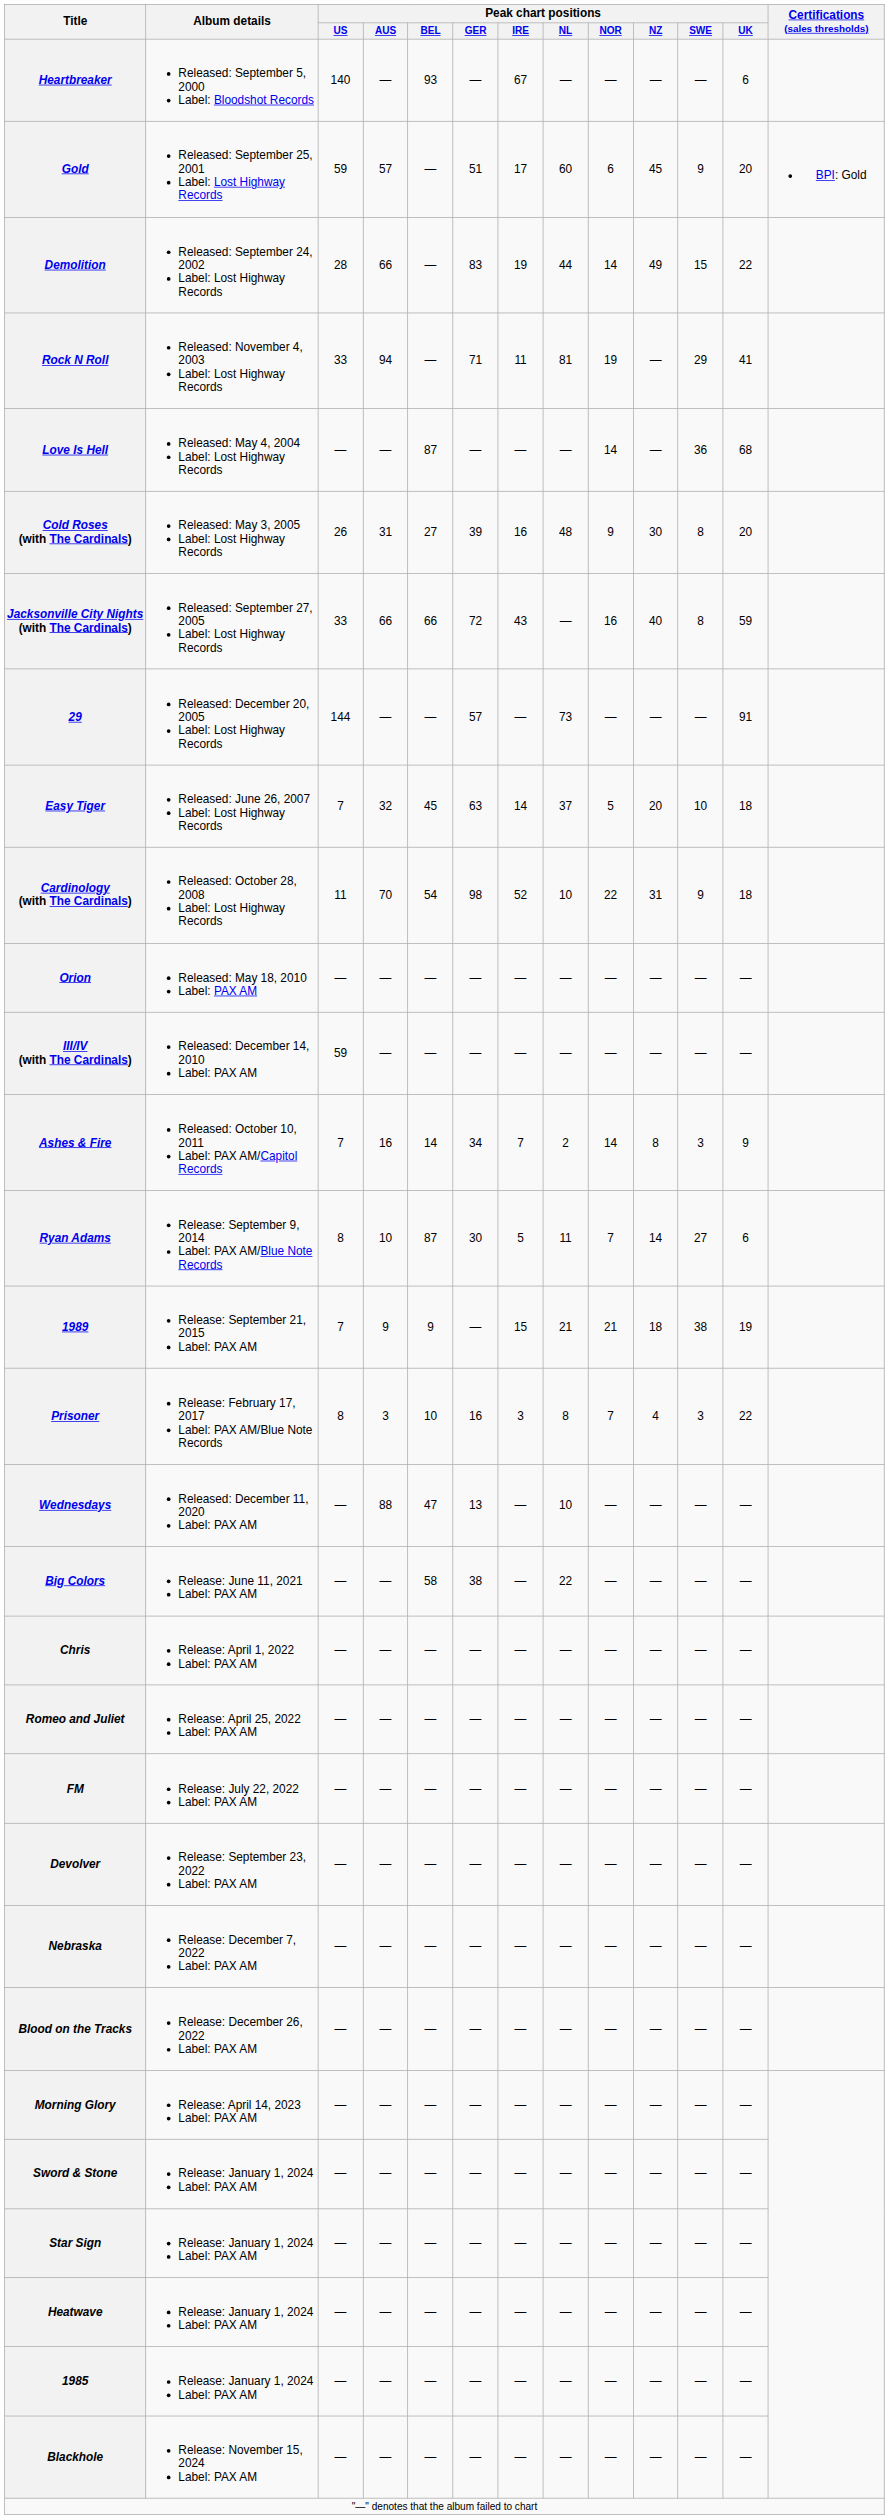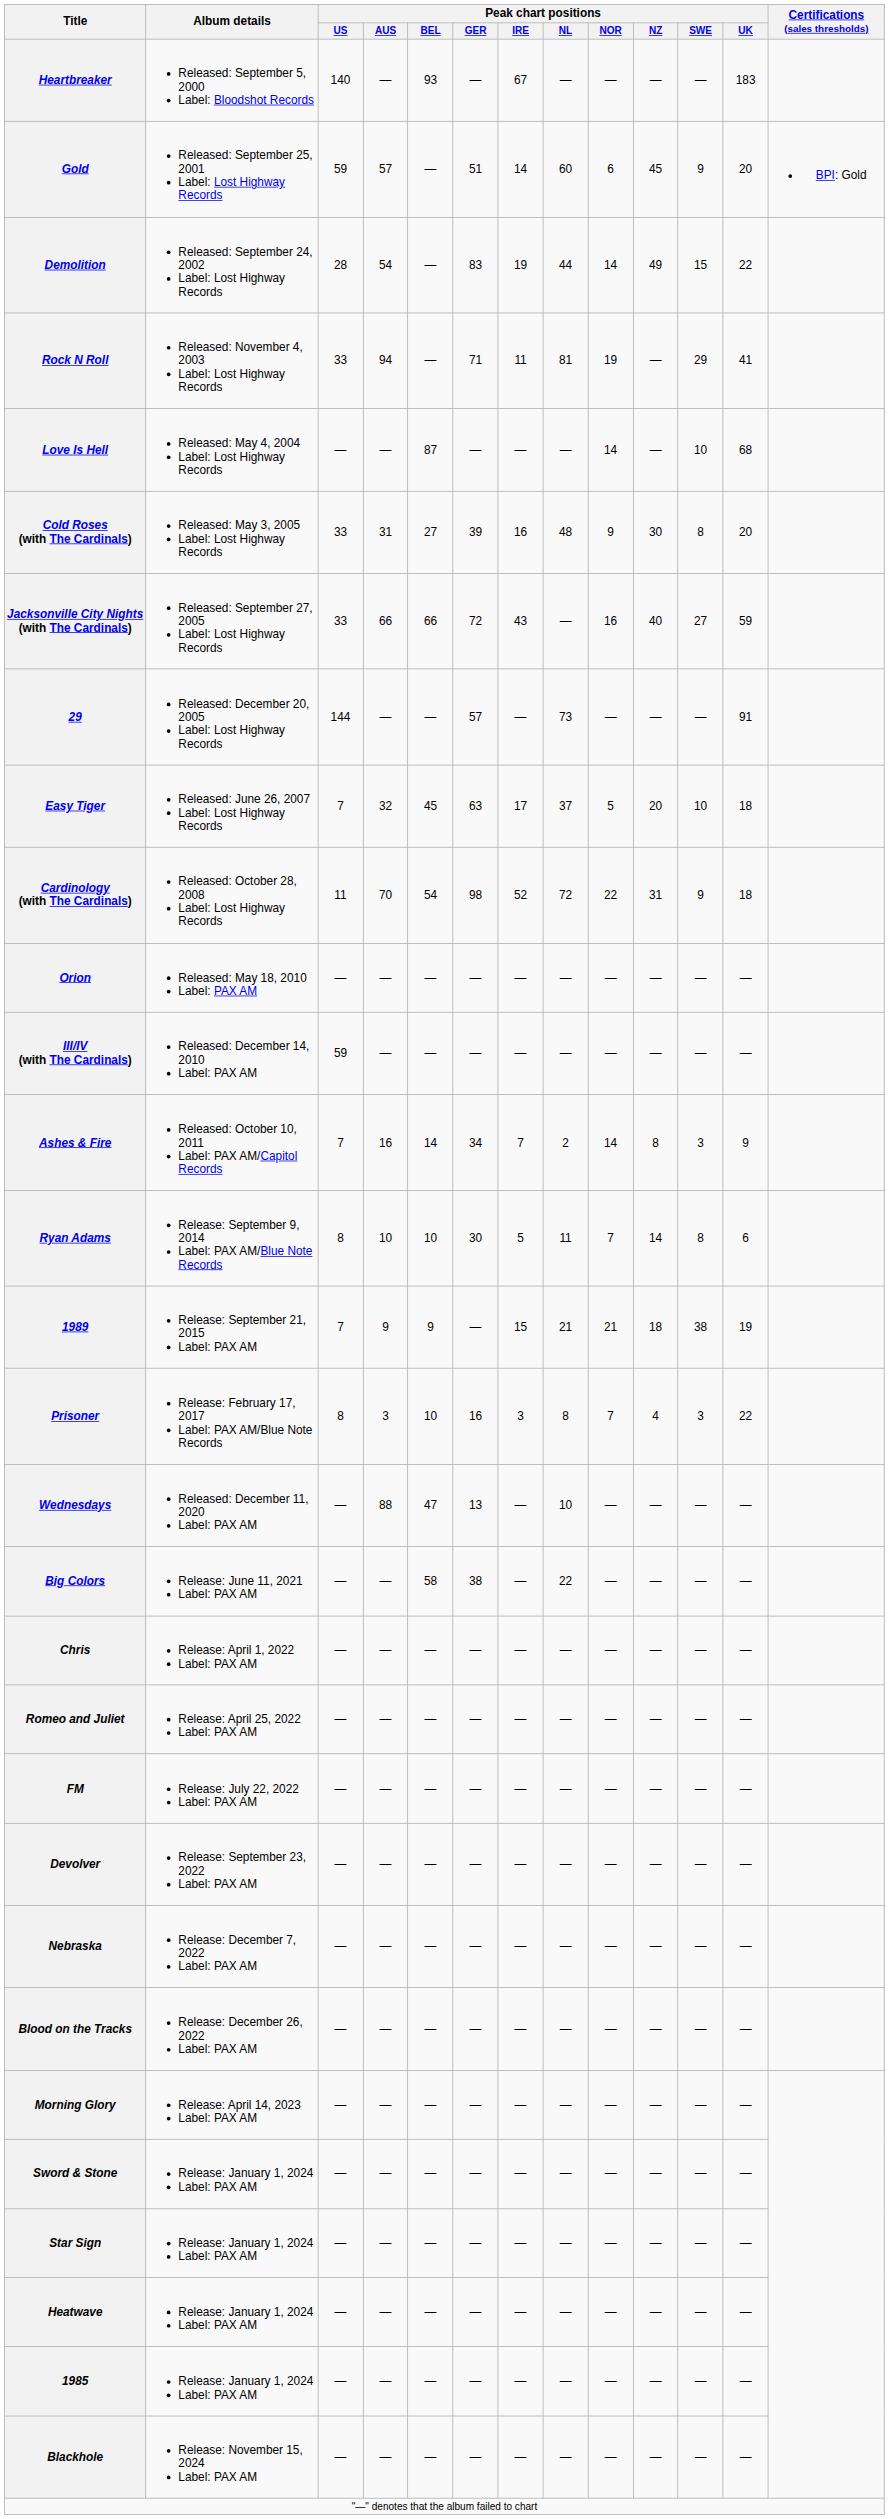(746, 80) 6 -> (746, 80) 183
(521, 169) 17 -> (521, 169) 14
(386, 265) 66 -> (386, 265) 54
(701, 449) 36 -> (701, 449) 10
(340, 532) 26 -> (340, 532) 33
(701, 621) 8 -> (701, 621) 27
(521, 806) 14 -> (521, 806) 17
(566, 895) 10 -> (566, 895) 72
(431, 1238) 87 -> (431, 1238) 10
(701, 1238) 27 -> (701, 1238) 8
